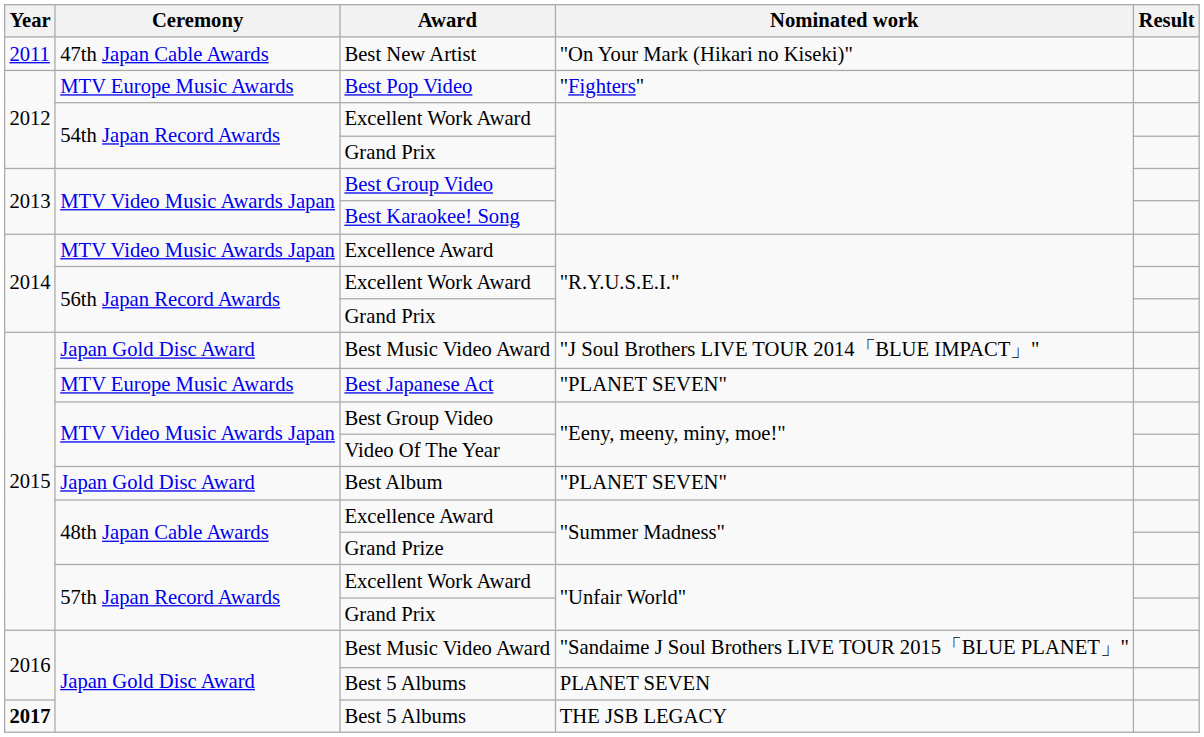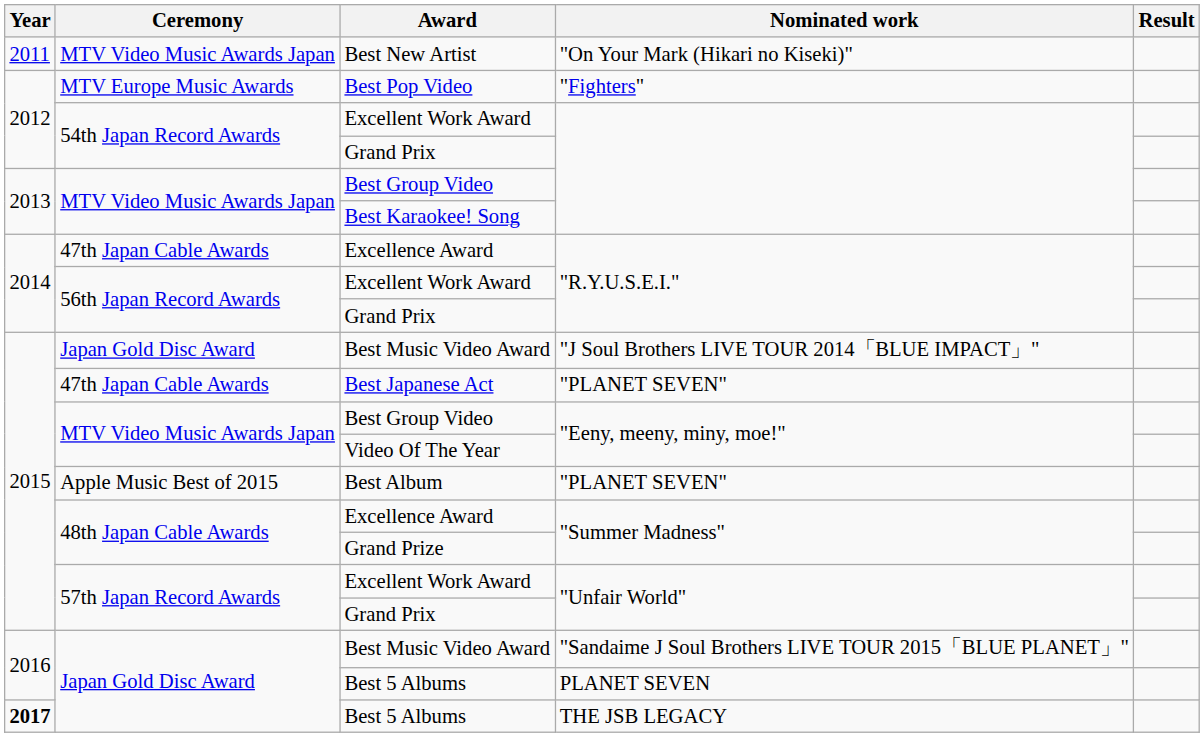(164, 53) 47th Japan Cable Awards -> (198, 53) MTV Video Music Awards Japan
(198, 250) MTV Video Music Awards Japan -> (164, 250) 47th Japan Cable Awards
(177, 384) MTV Europe Music Awards -> (164, 384) 47th Japan Cable Awards
(158, 483) Japan Gold Disc Award -> (169, 483) Apple Music Best of 2015
